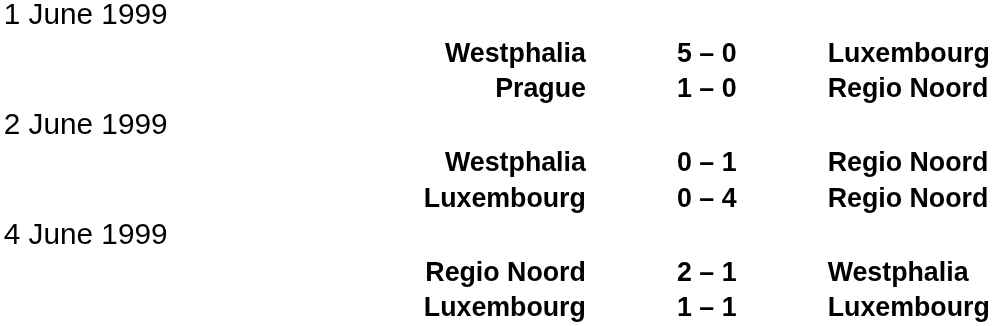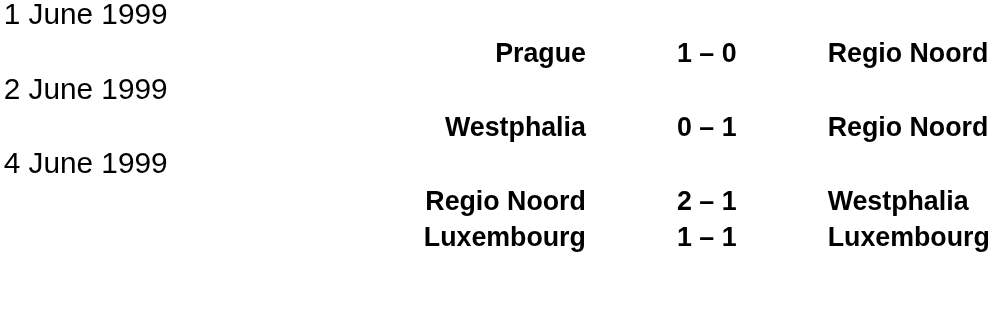- row: (515, 52)
- row: (505, 197)
